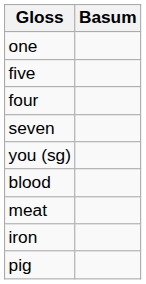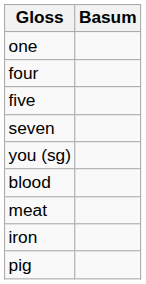rows swapped: (23, 100) <-> (22, 73)
